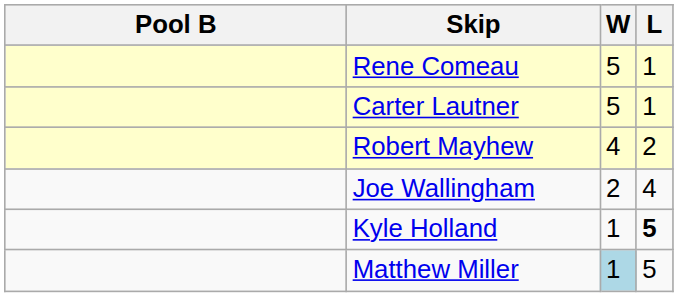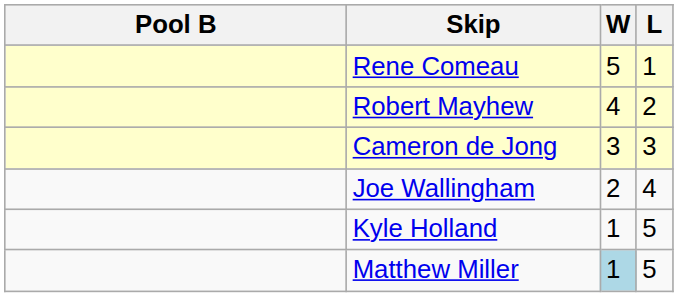- row: (436, 106)
+ row: (455, 147)
(649, 229) bold -> (649, 229) normal
